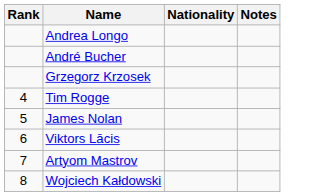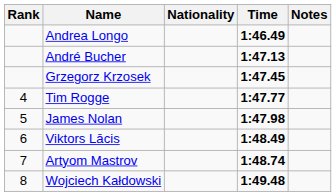+ column: (263, 14)
